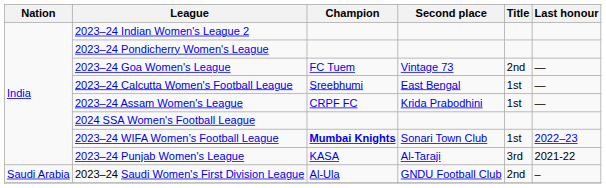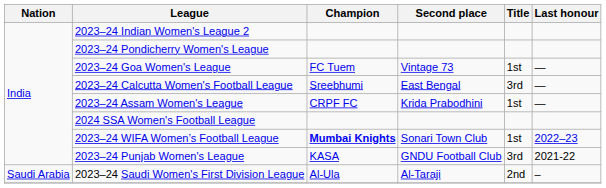(516, 67) 2nd -> (514, 67) 1st
(514, 85) 1st -> (515, 85) 3rd
(421, 156) Al-Taraji -> (451, 156) GNDU Football Club
(451, 174) GNDU Football Club -> (421, 174) Al-Taraji
